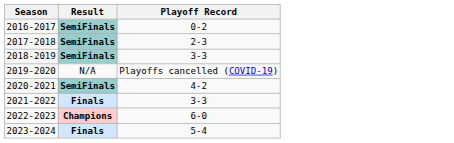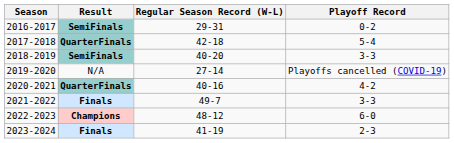+ column: (210, 12)
(88, 41) SemiFinals -> (96, 41) QuarterFinals
(199, 41) 2-3 -> (367, 41) 5-4
(88, 86) SemiFinals -> (96, 86) QuarterFinals
(199, 130) 5-4 -> (367, 130) 2-3
